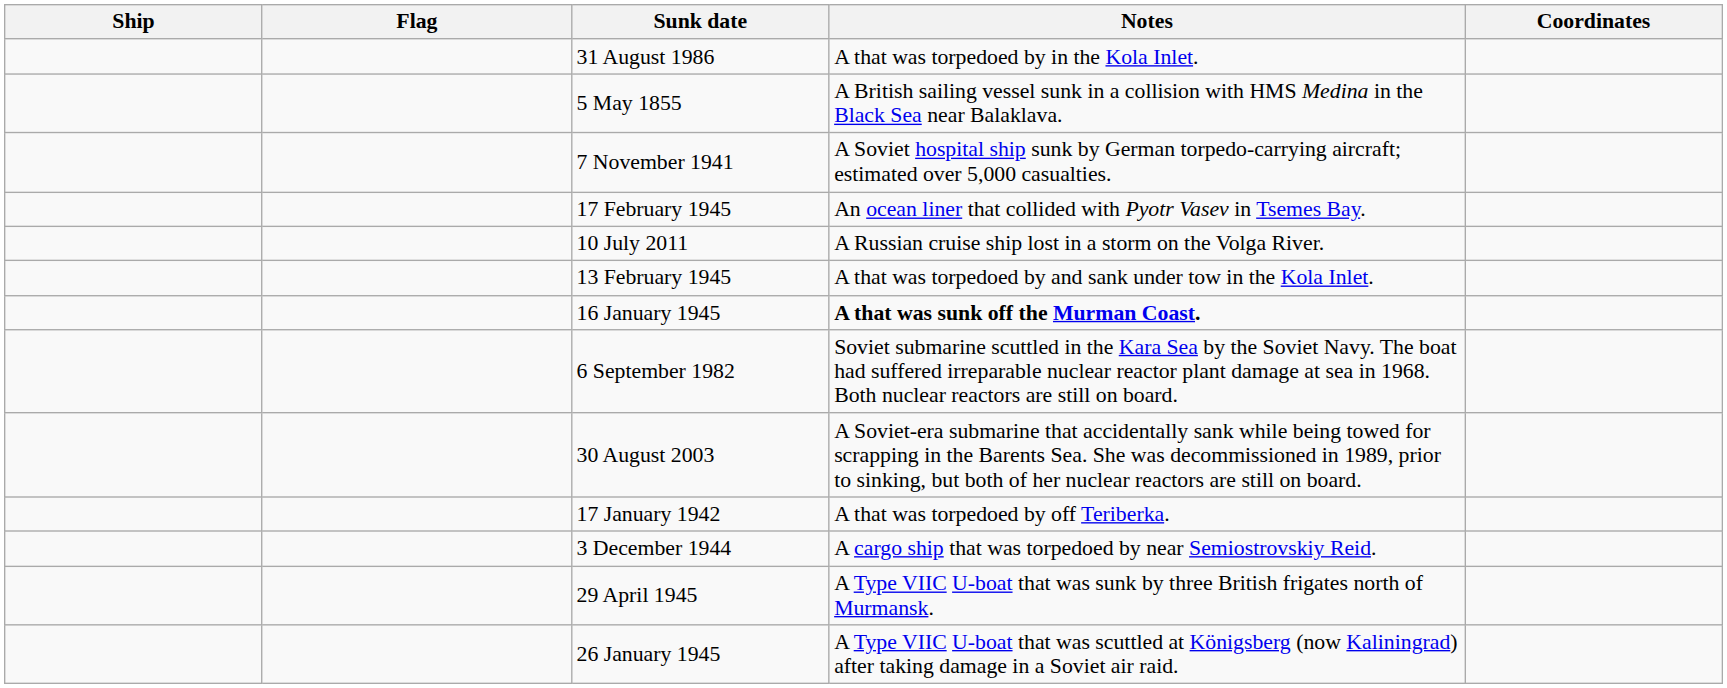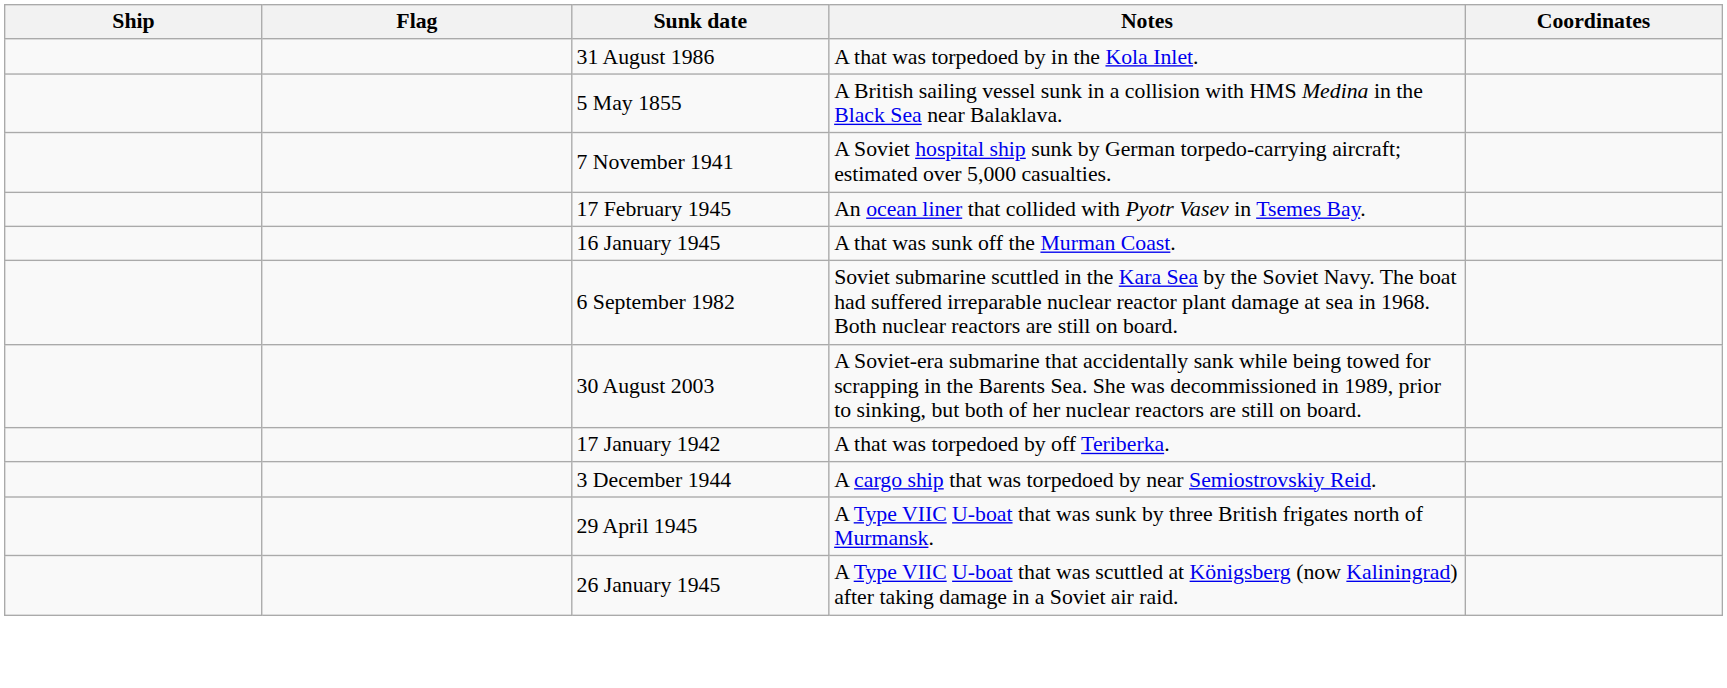- row: (632, 243)
- row: (654, 277)
(1017, 312) bold -> (1005, 243) normal
